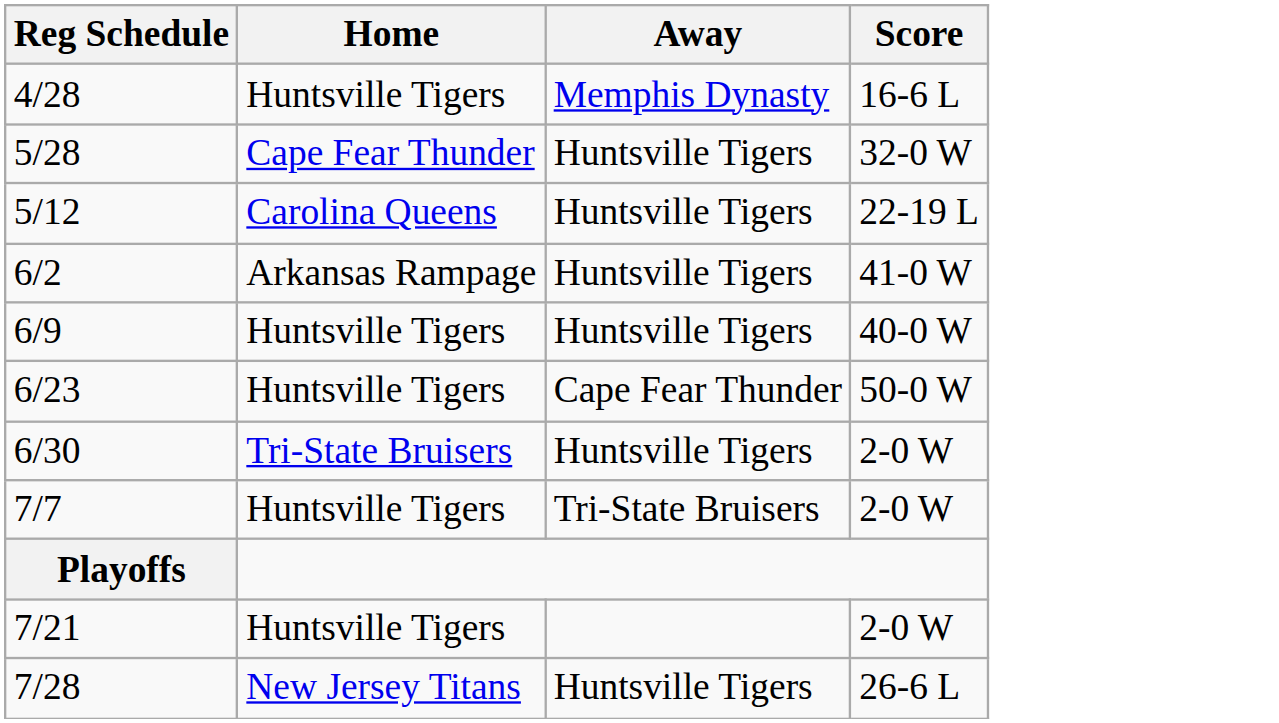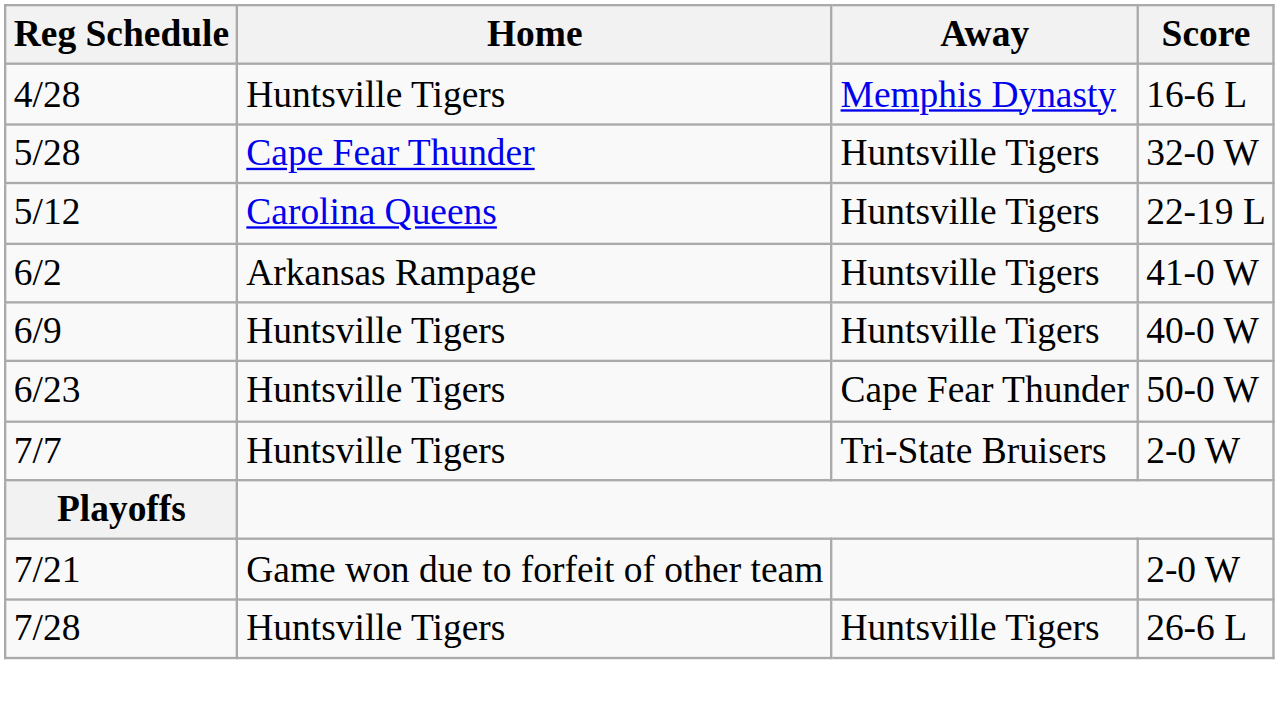- row: (47, 449)
(376, 627) Huntsville Tigers -> (535, 568) Game won due to forfeit of other team
(384, 687) New Jersey Titans -> (376, 627) Huntsville Tigers
